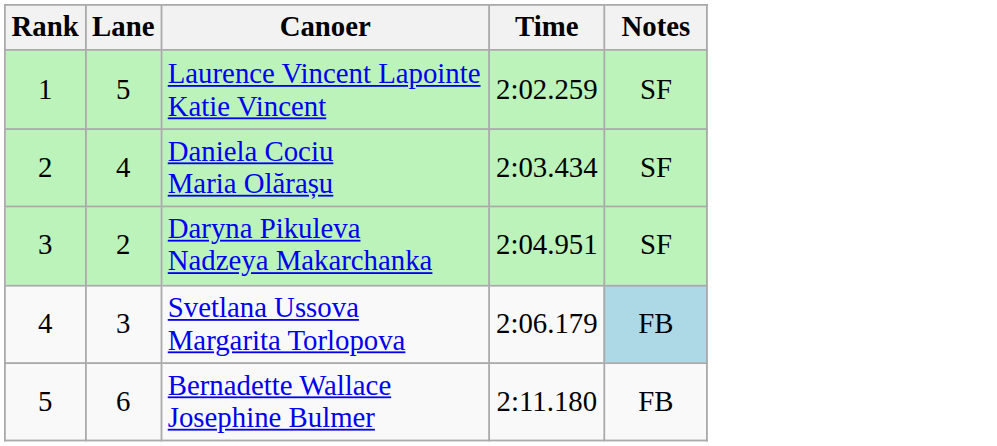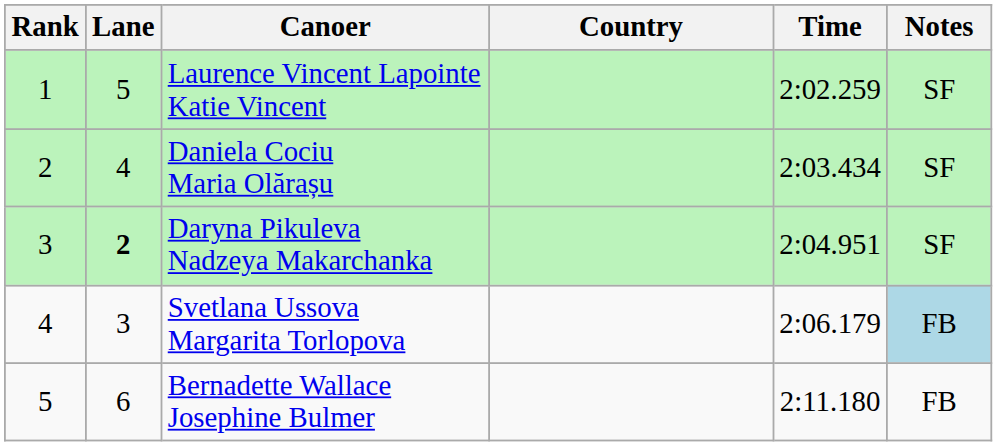+ column: (631, 27)
(123, 245) normal -> (123, 245) bold
